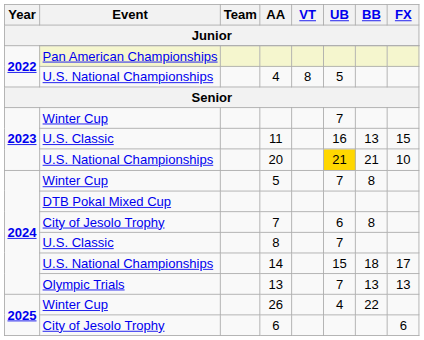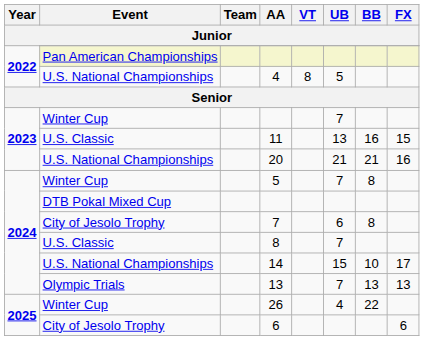(340, 139) 16 -> (340, 139) 13
(371, 139) 13 -> (371, 139) 16
(340, 160) gold background -> (340, 160) no background
(403, 160) 10 -> (403, 160) 16
(371, 263) 18 -> (371, 263) 10
